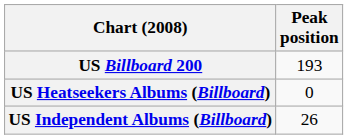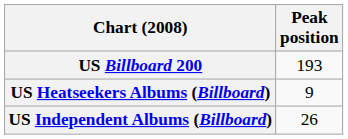(309, 92) 0 -> (309, 92) 9
